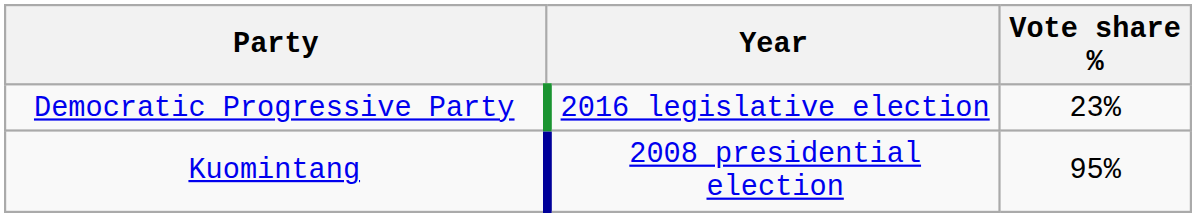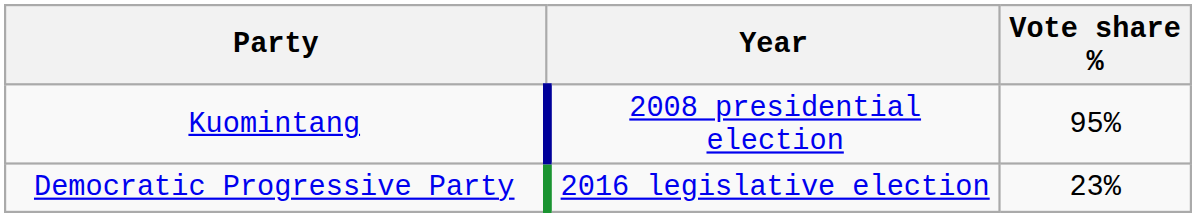rows swapped: (274, 108) <-> (274, 171)
